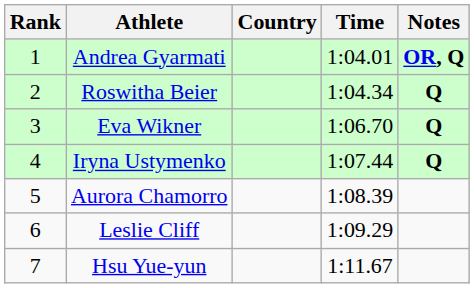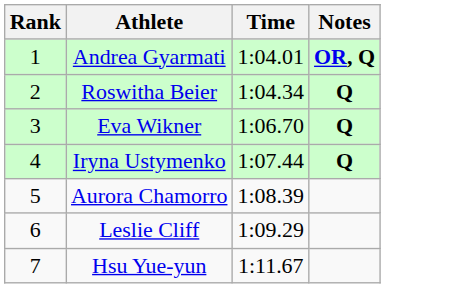- column: (277, 21)
